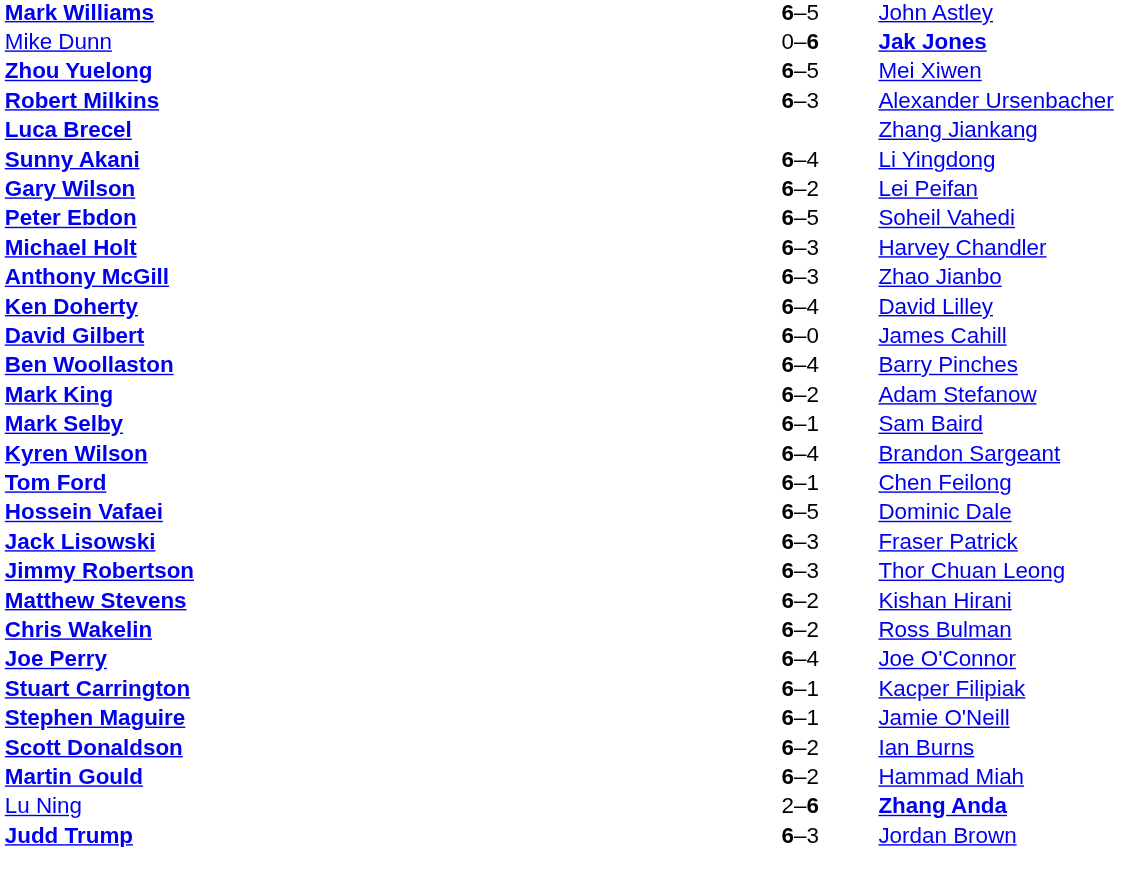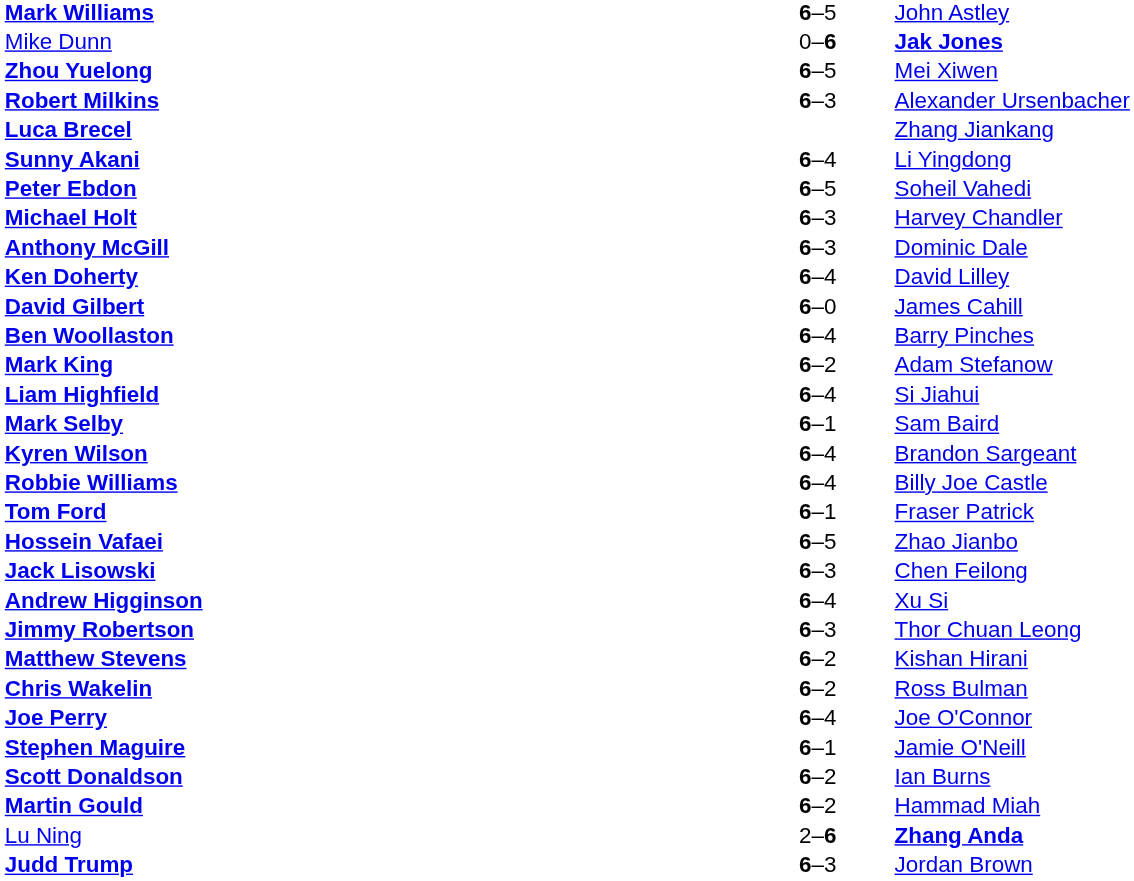- row: (70, 188)
(940, 276) Zhao Jianbo -> (961, 247) Dominic Dale
+ row: (82, 394)
+ row: (91, 482)
(945, 482) Chen Feilong -> (964, 512) Fraser Patrick
(945, 512) Dominic Dale -> (956, 541) Zhao Jianbo
(948, 541) Fraser Patrick -> (961, 570) Chen Feilong
+ row: (104, 600)
- row: (98, 688)
